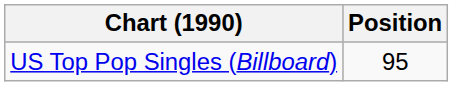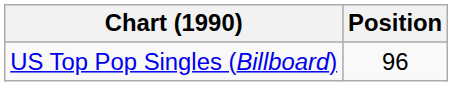(395, 61) 95 -> (395, 61) 96
